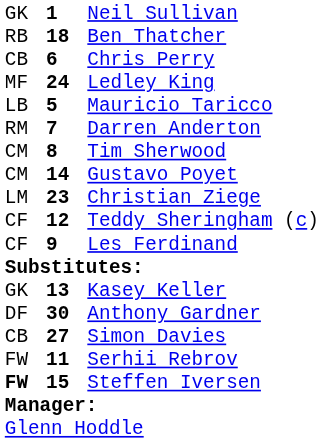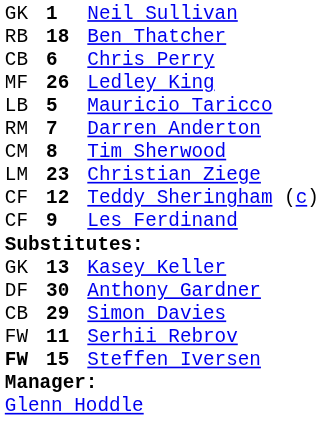(58, 83) 24 -> (58, 83) 26
- row: (163, 175)
(58, 337) 27 -> (58, 314) 29
